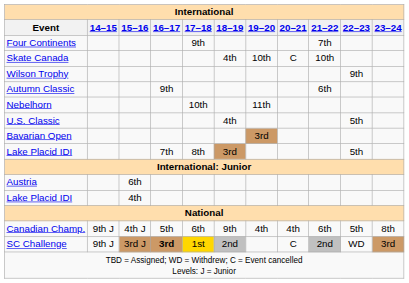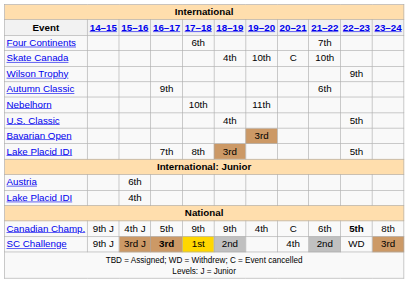(198, 43) 9th -> (198, 43) 6th
(198, 228) 6th -> (198, 228) 9th
(293, 228) 4th -> (293, 228) C
(356, 228) normal -> (356, 228) bold
(293, 244) C -> (293, 244) 4th
